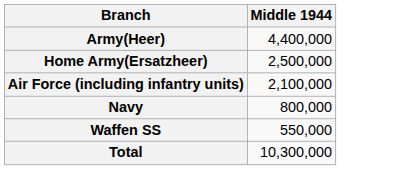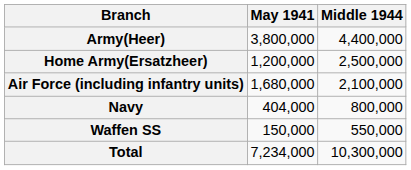+ column: (282, 15)
